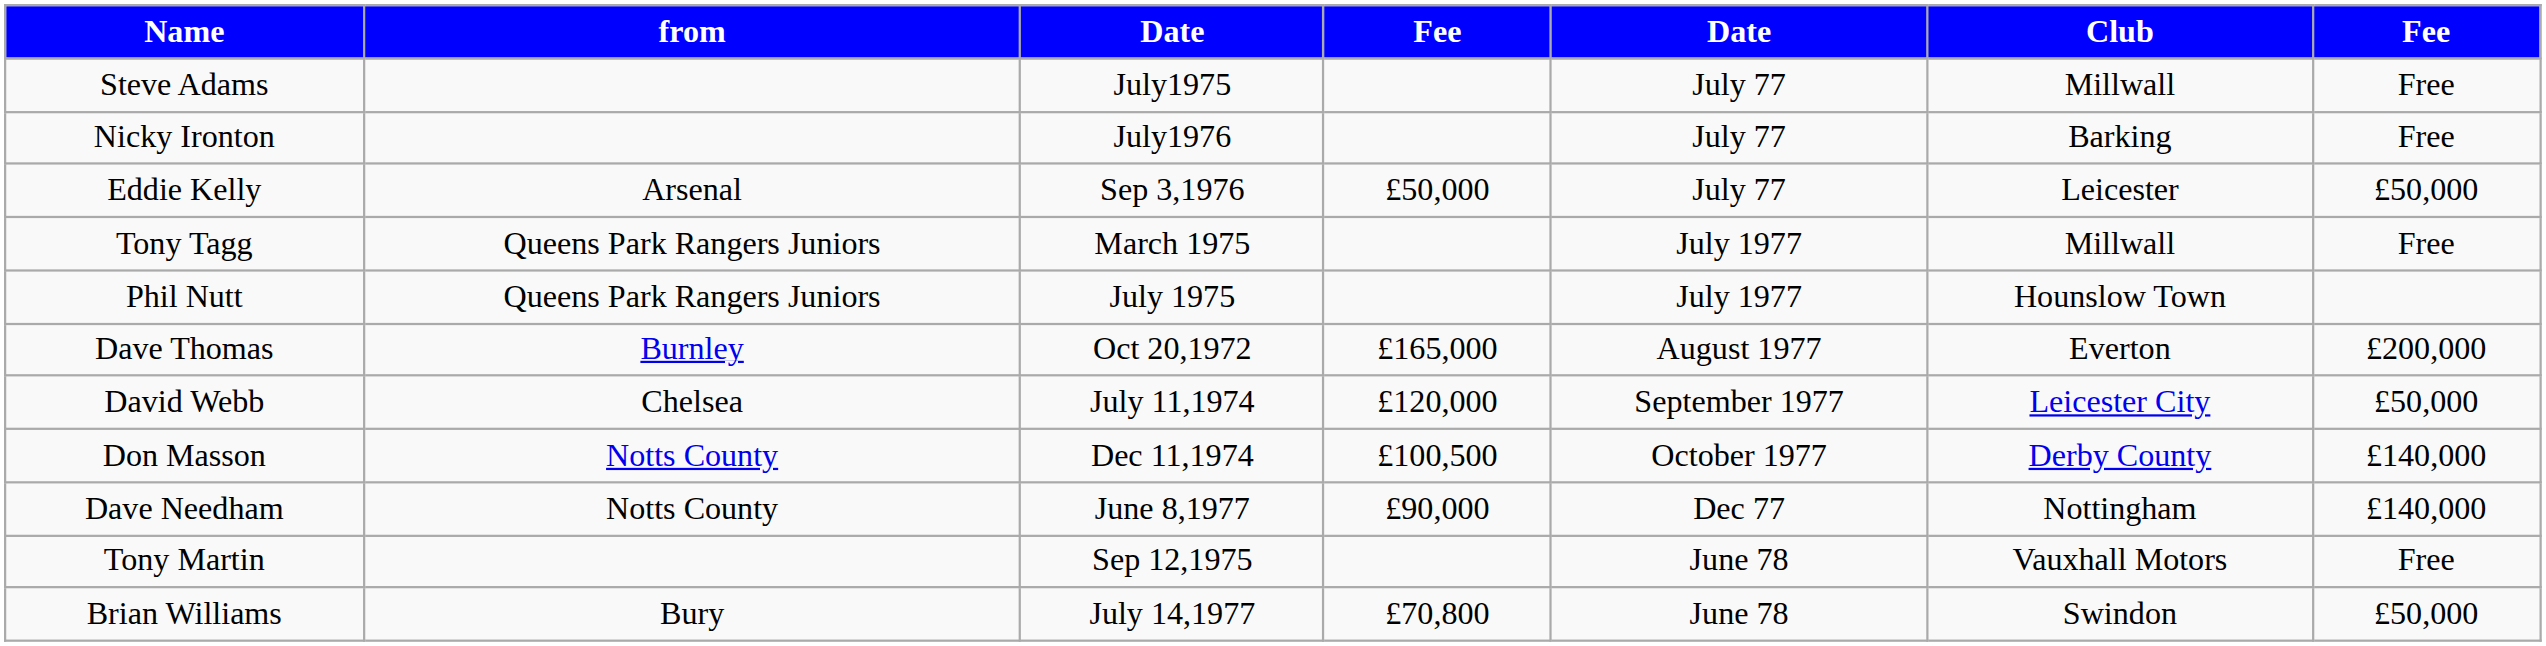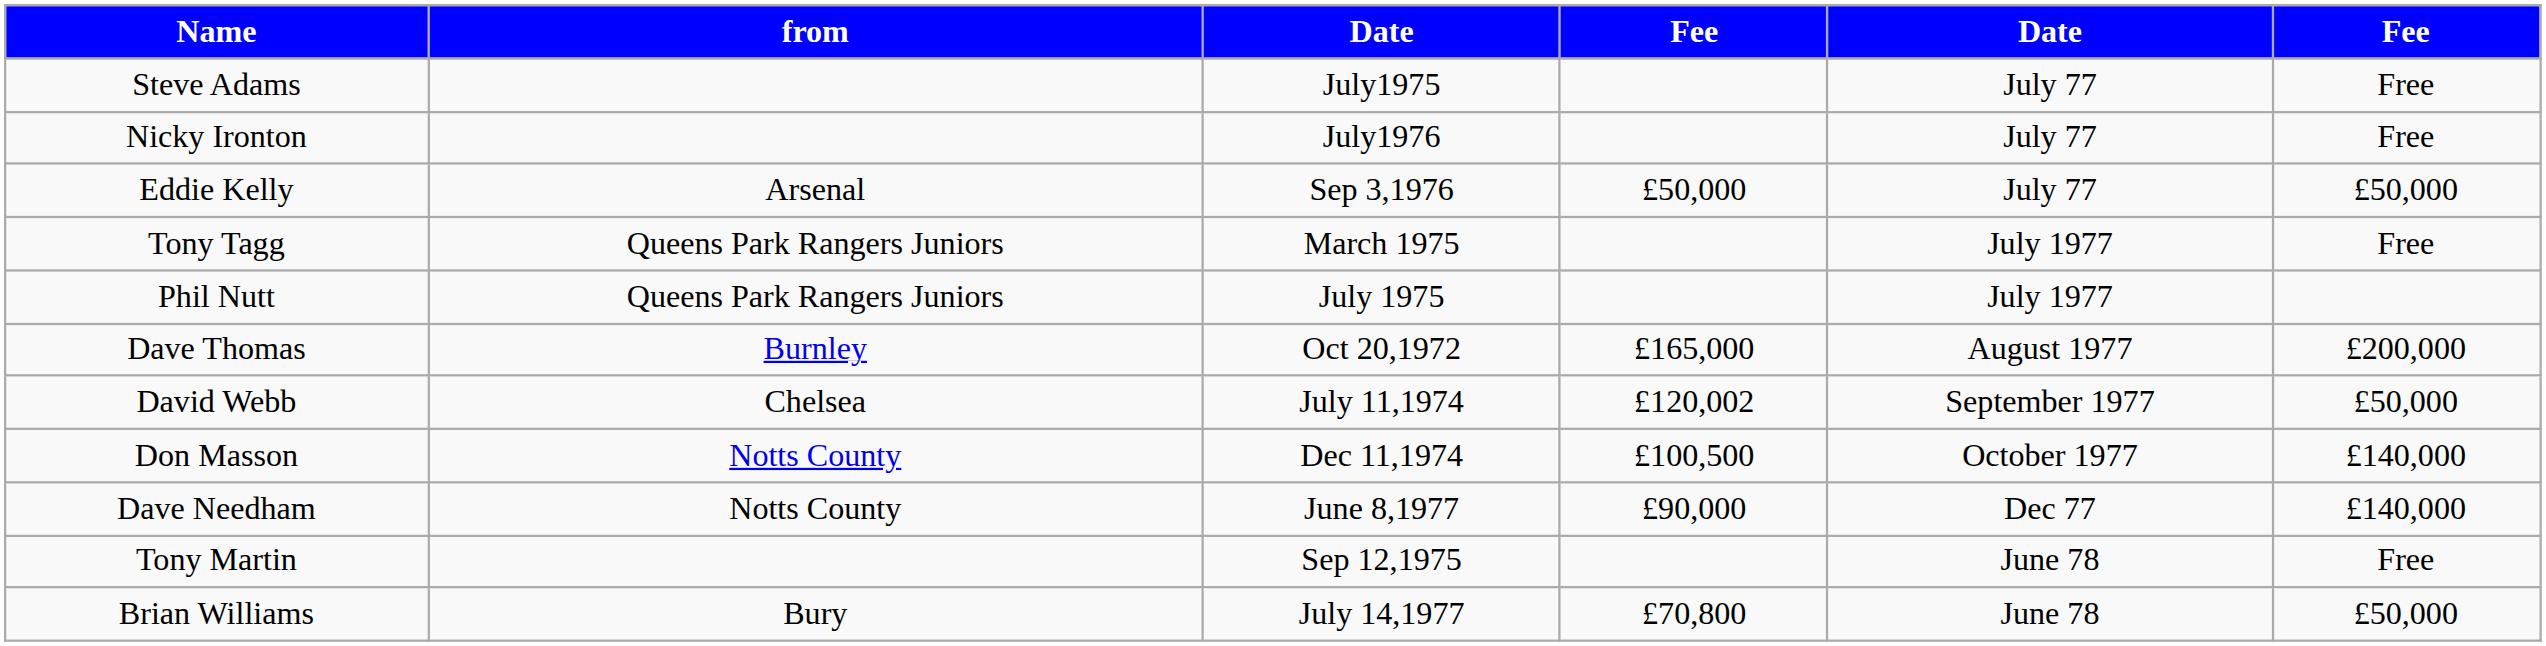- column: (2120, 31)
(1437, 402) £120,000 -> (1694, 402) £120,002
